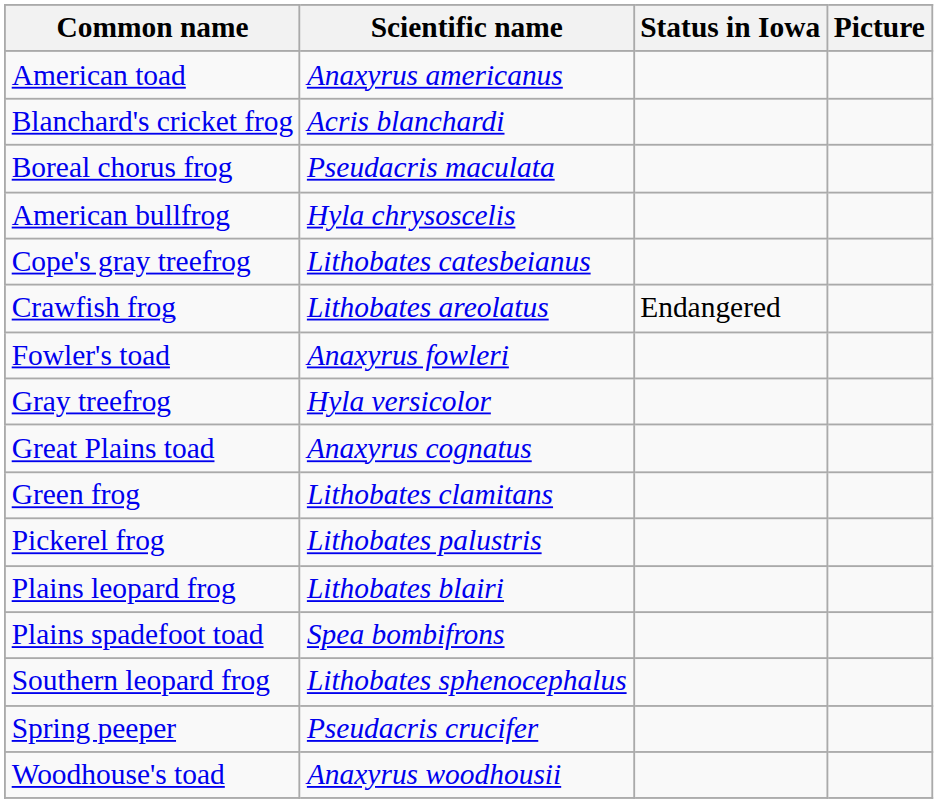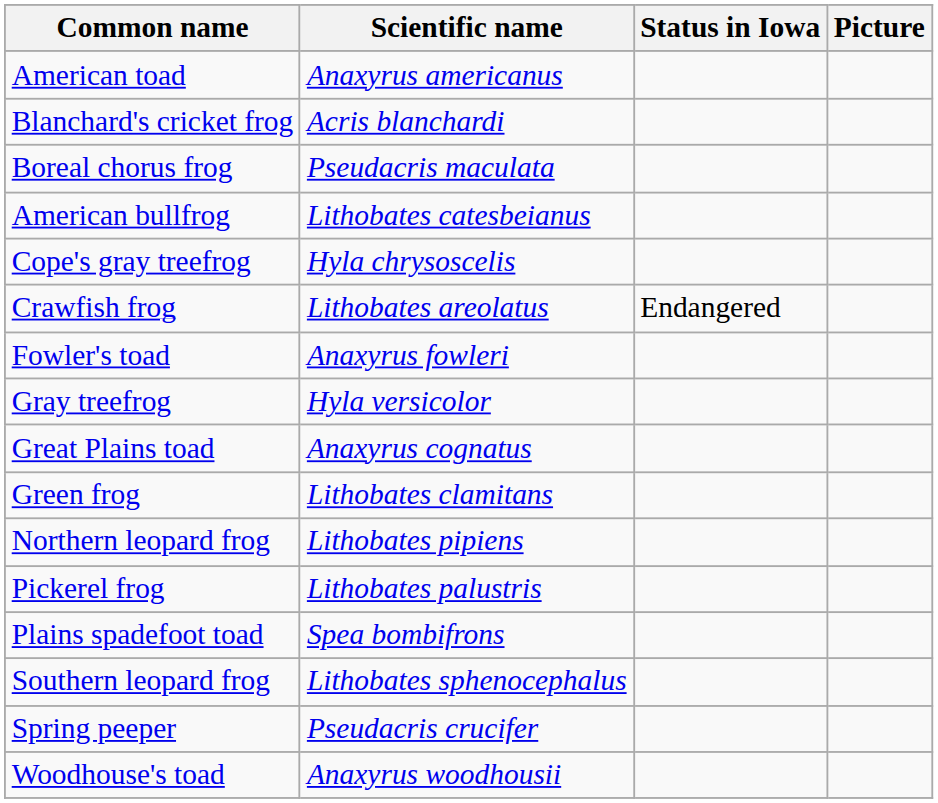(411, 214) Hyla chrysoscelis -> (449, 214) Lithobates catesbeianus
(449, 261) Lithobates catesbeianus -> (411, 261) Hyla chrysoscelis
+ row: (141, 541)
- row: (124, 588)
